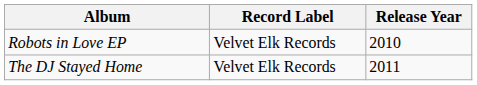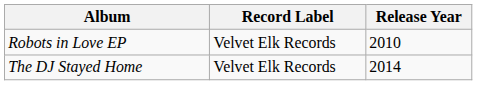(385, 67) 2011 -> (385, 67) 2014
